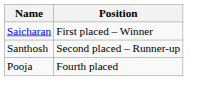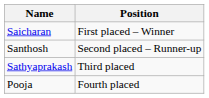+ row: (40, 66)
